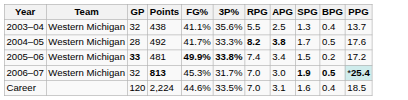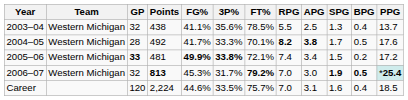+ column: (261, 12)
